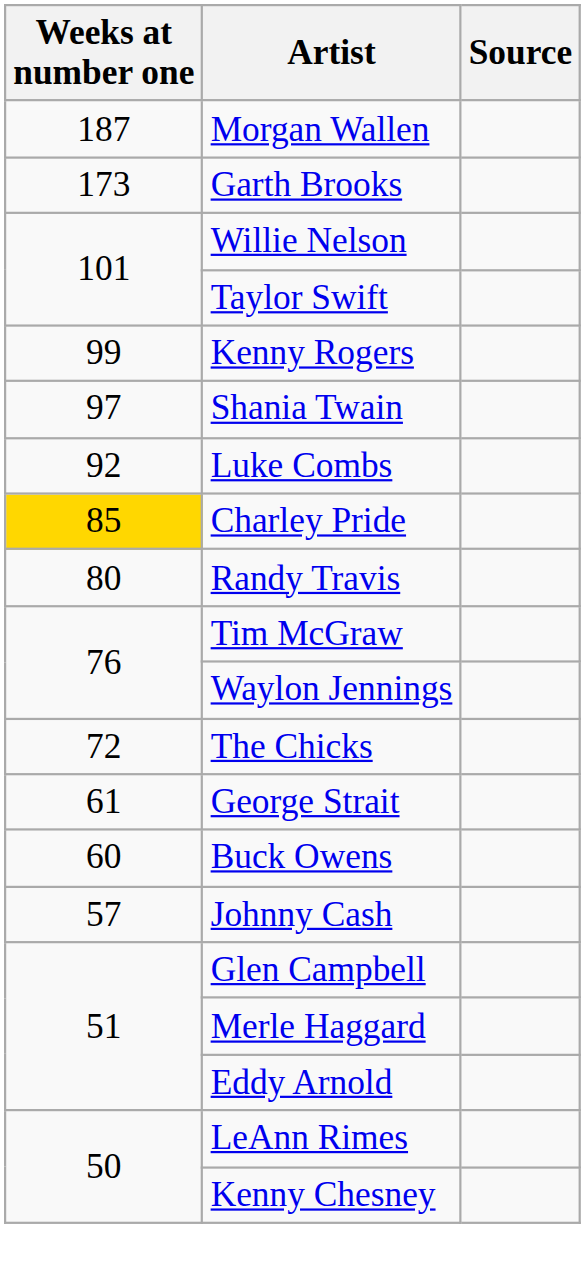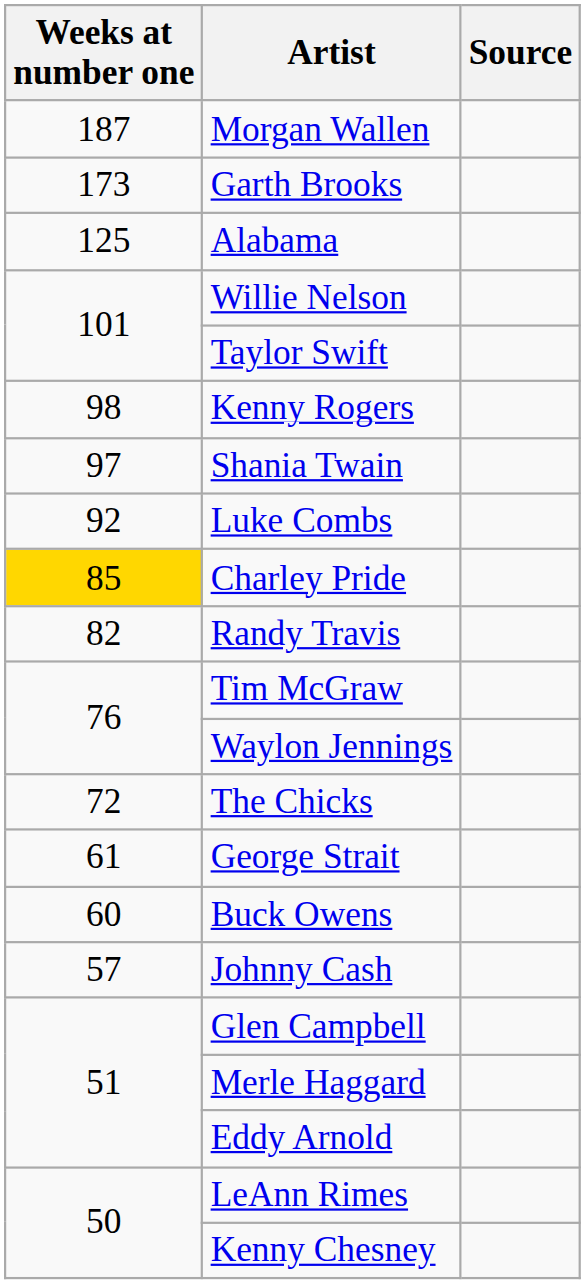+ row: (274, 240)
(104, 352) 99 -> (104, 408) 98
(104, 577) 80 -> (104, 633) 82
